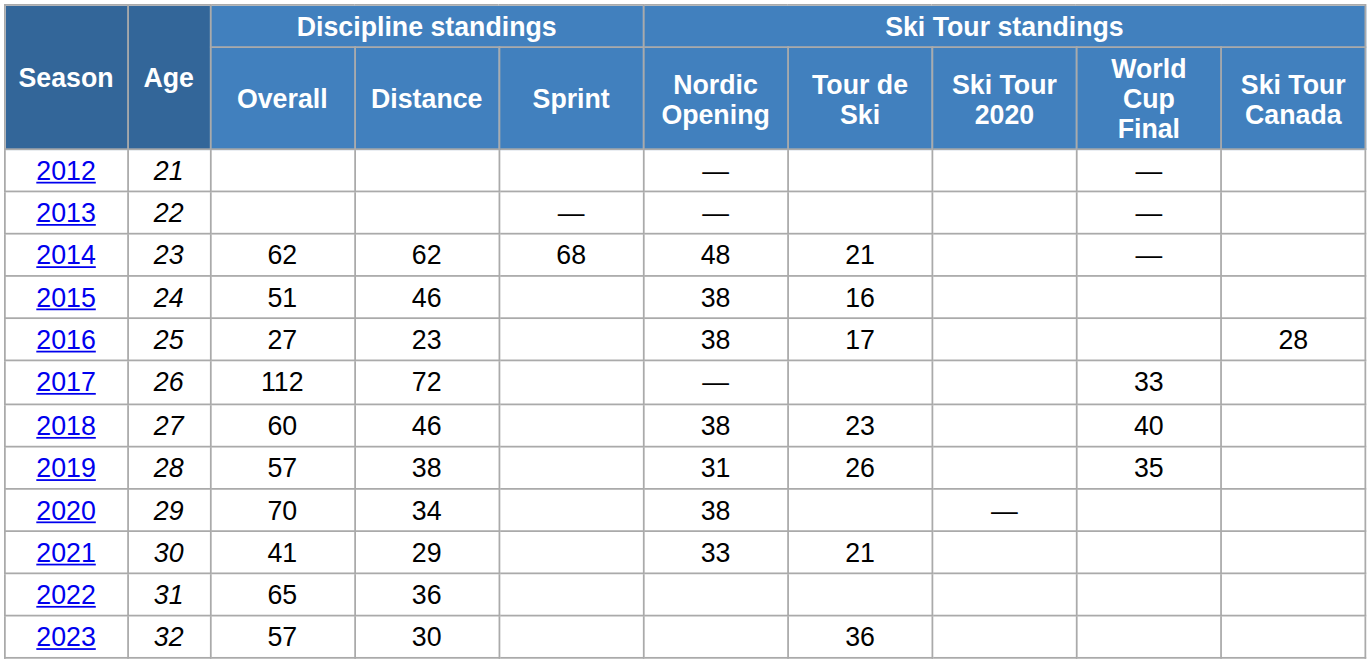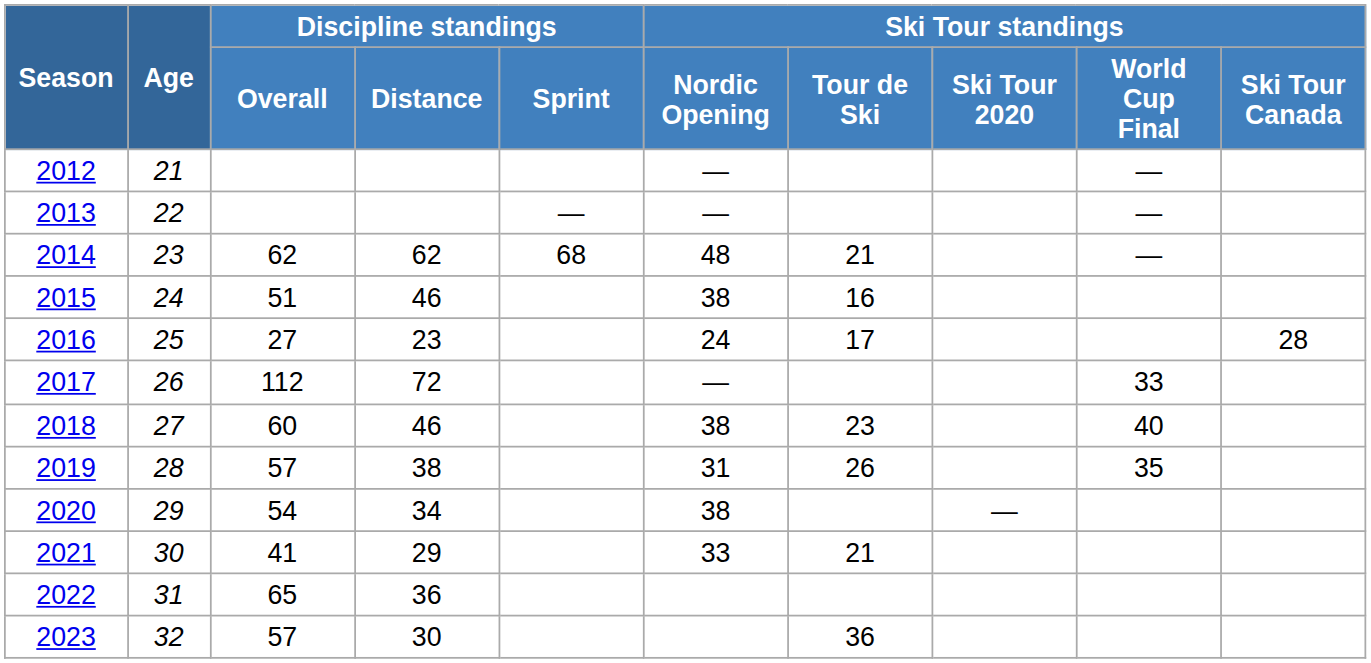(716, 340) 38 -> (716, 340) 24
(282, 510) 70 -> (282, 510) 54
